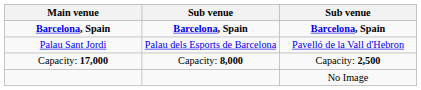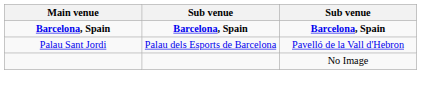- row: (73, 61)
